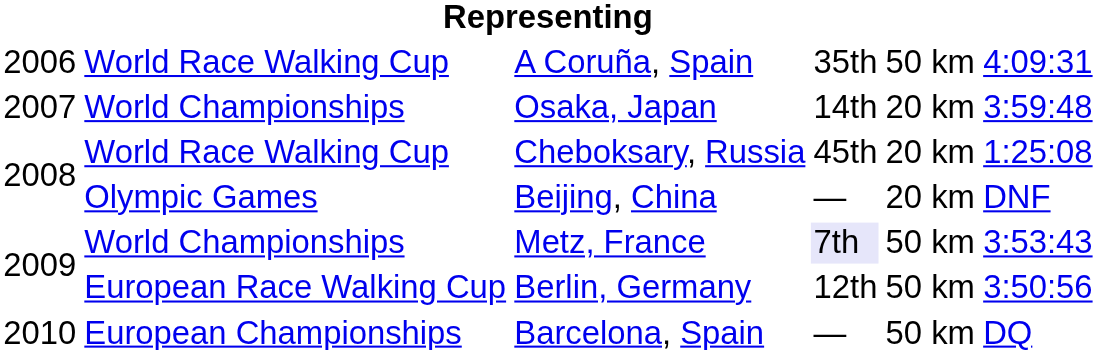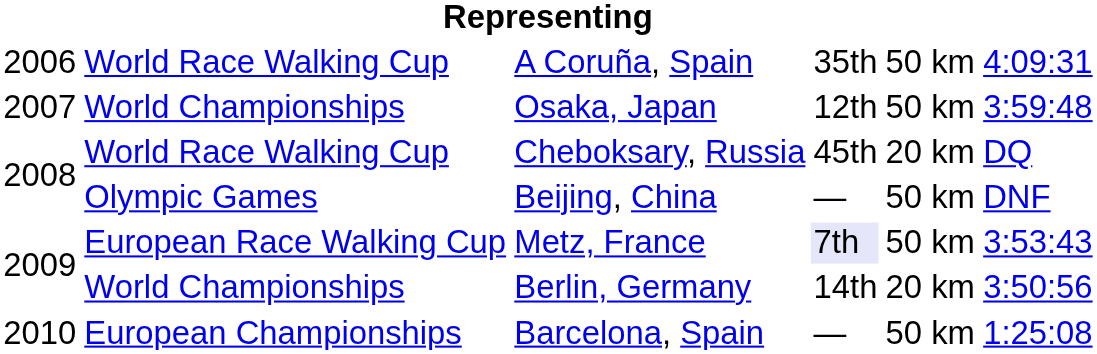(845, 107) 14th -> (845, 107) 12th
(930, 107) 20 km -> (930, 107) 50 km
(1038, 152) 1:25:08 -> (1008, 152) DQ
(930, 197) 20 km -> (930, 197) 50 km
(244, 242) World Championships -> (295, 242) European Race Walking Cup
(295, 287) European Race Walking Cup -> (244, 287) World Championships
(845, 287) 12th -> (845, 287) 14th
(930, 287) 50 km -> (930, 287) 20 km
(1008, 332) DQ -> (1038, 332) 1:25:08
